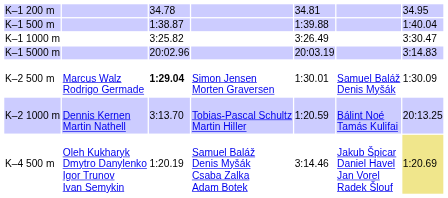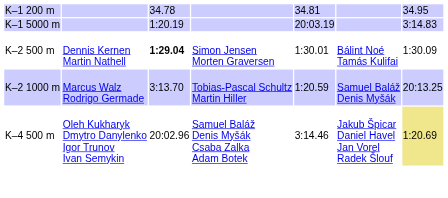- row: (30, 24)
- row: (33, 39)
(169, 53) 20:02.96 -> (167, 24) 1:20.19
(103, 84) Marcus Walz Rodrigo Germade -> (97, 56) Dennis Kernen Martin Nathell
(369, 84) Samuel Baláž Denis Myšák -> (368, 56) Bálint Noé Tamás Kulifai
(97, 121) Dennis Kernen Martin Nathell -> (103, 93) Marcus Walz Rodrigo Germade
(368, 121) Bálint Noé Tamás Kulifai -> (369, 93) Samuel Baláž Denis Myšák
(167, 164) 1:20.19 -> (169, 136) 20:02.96
